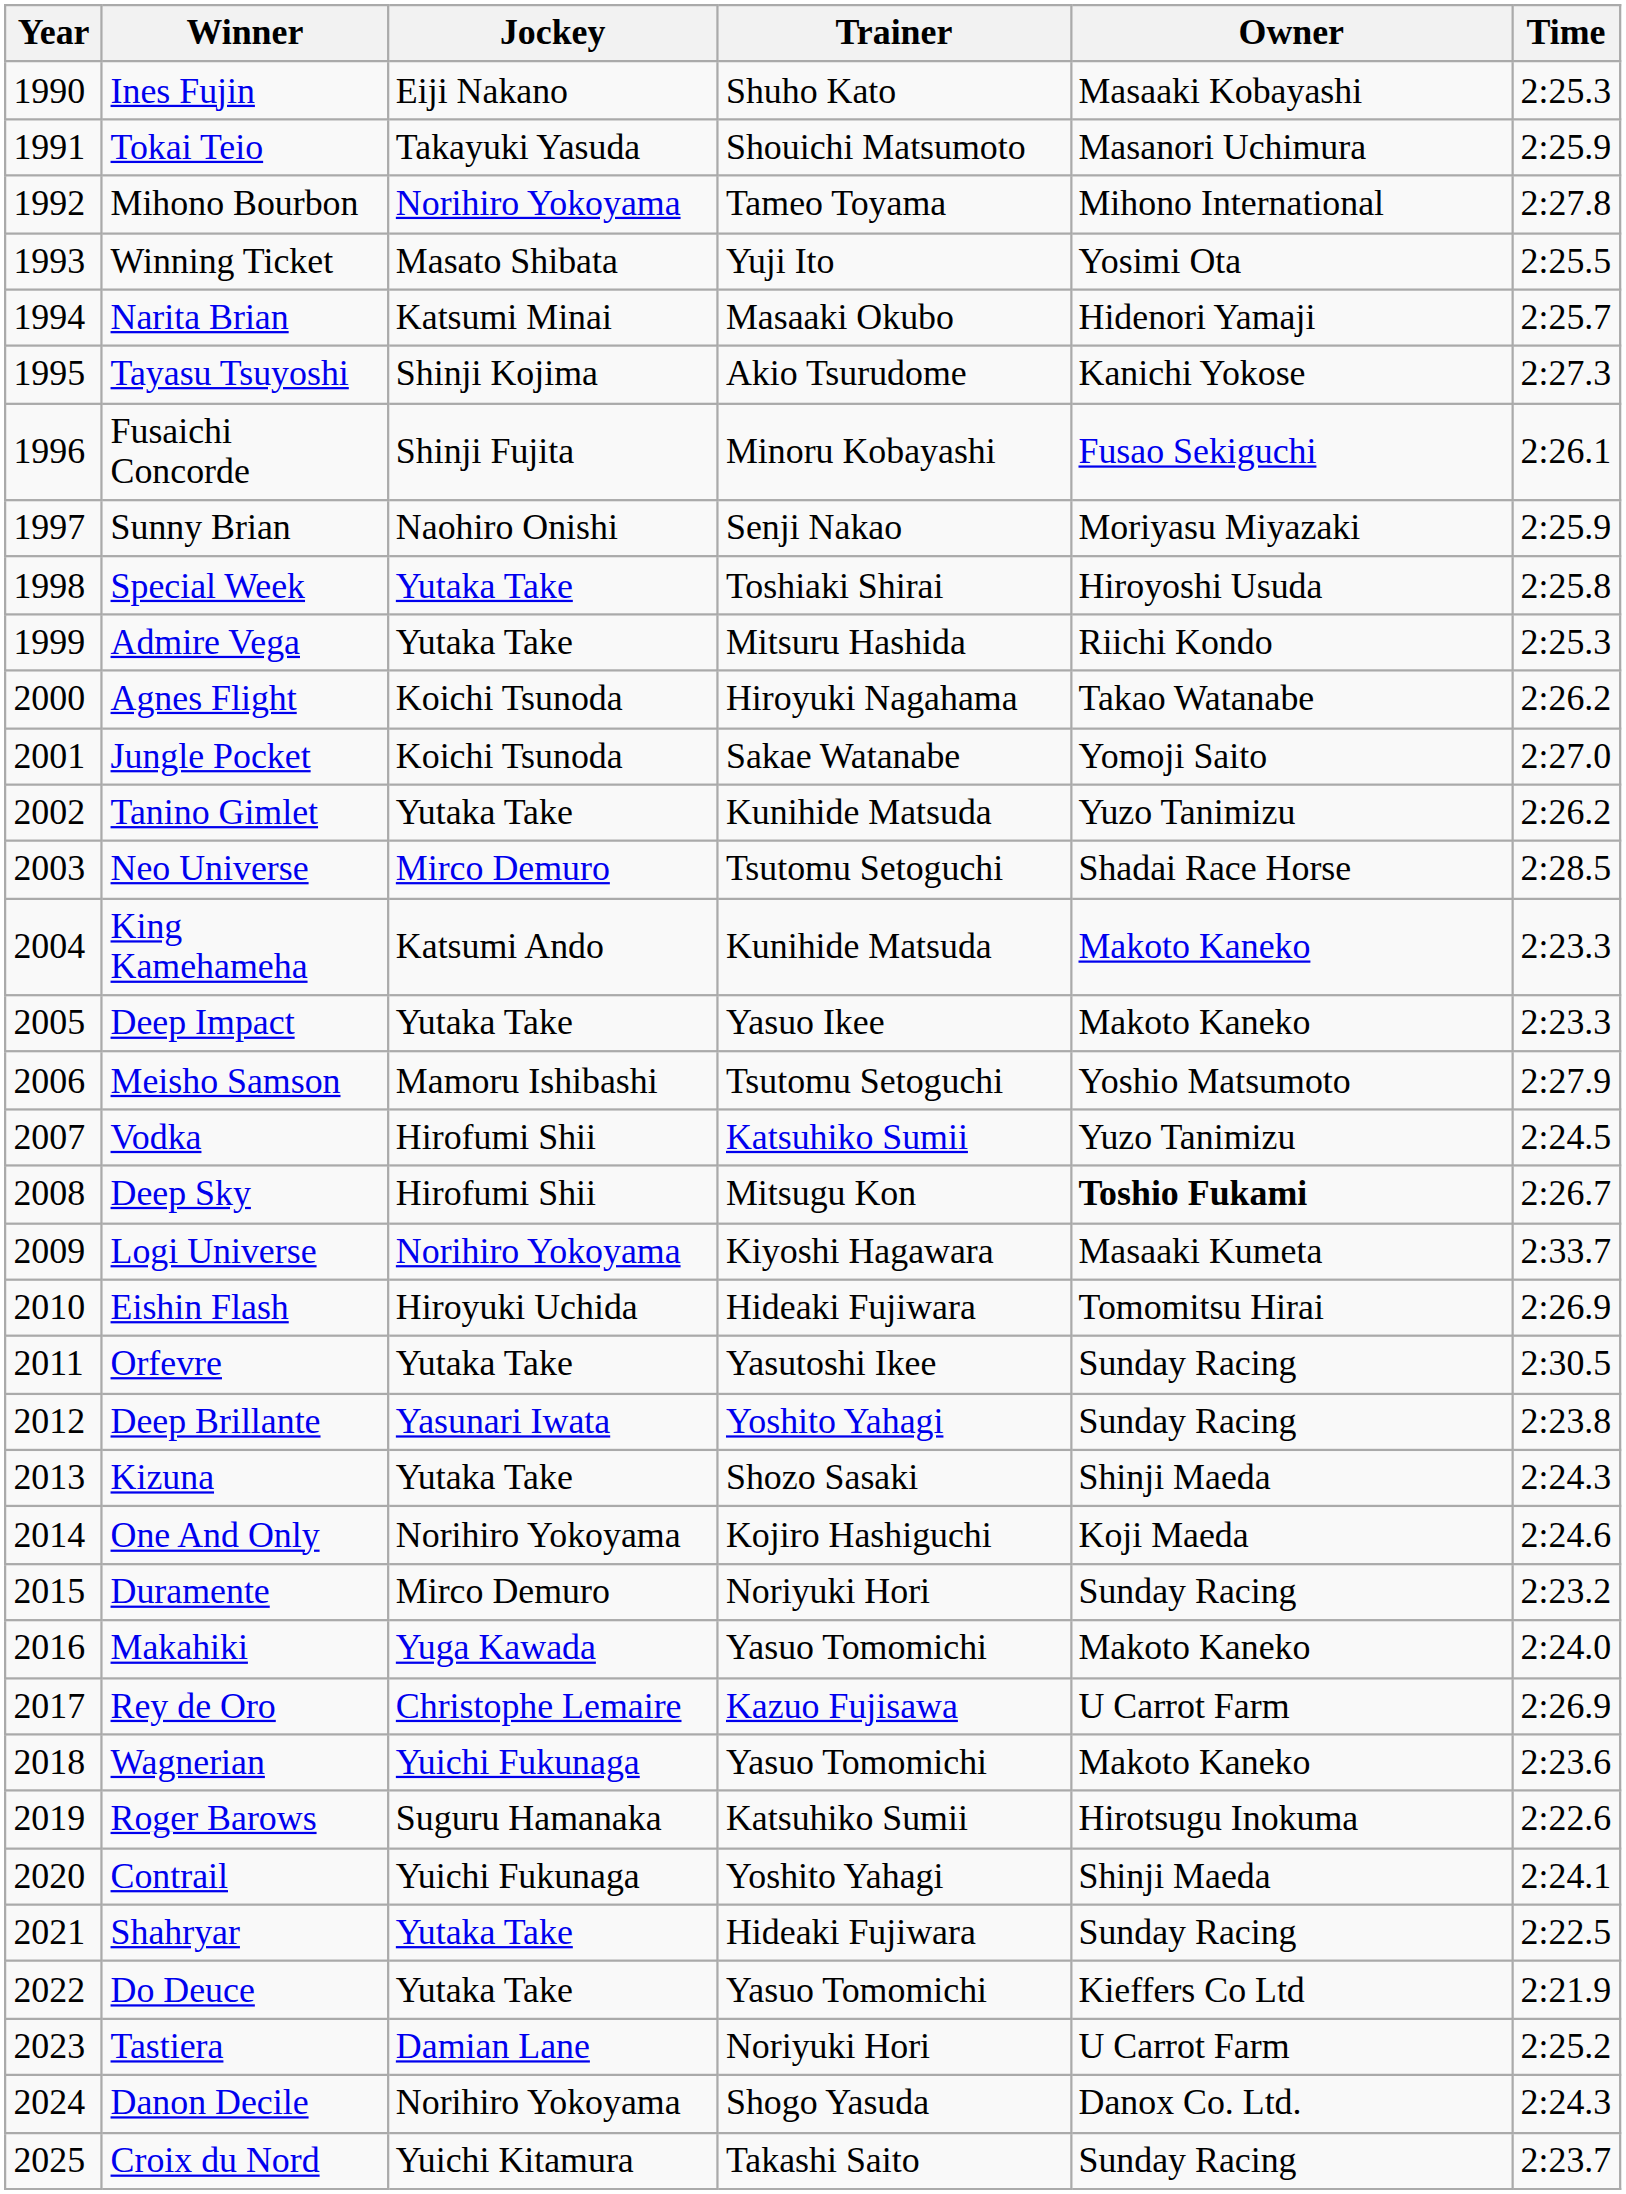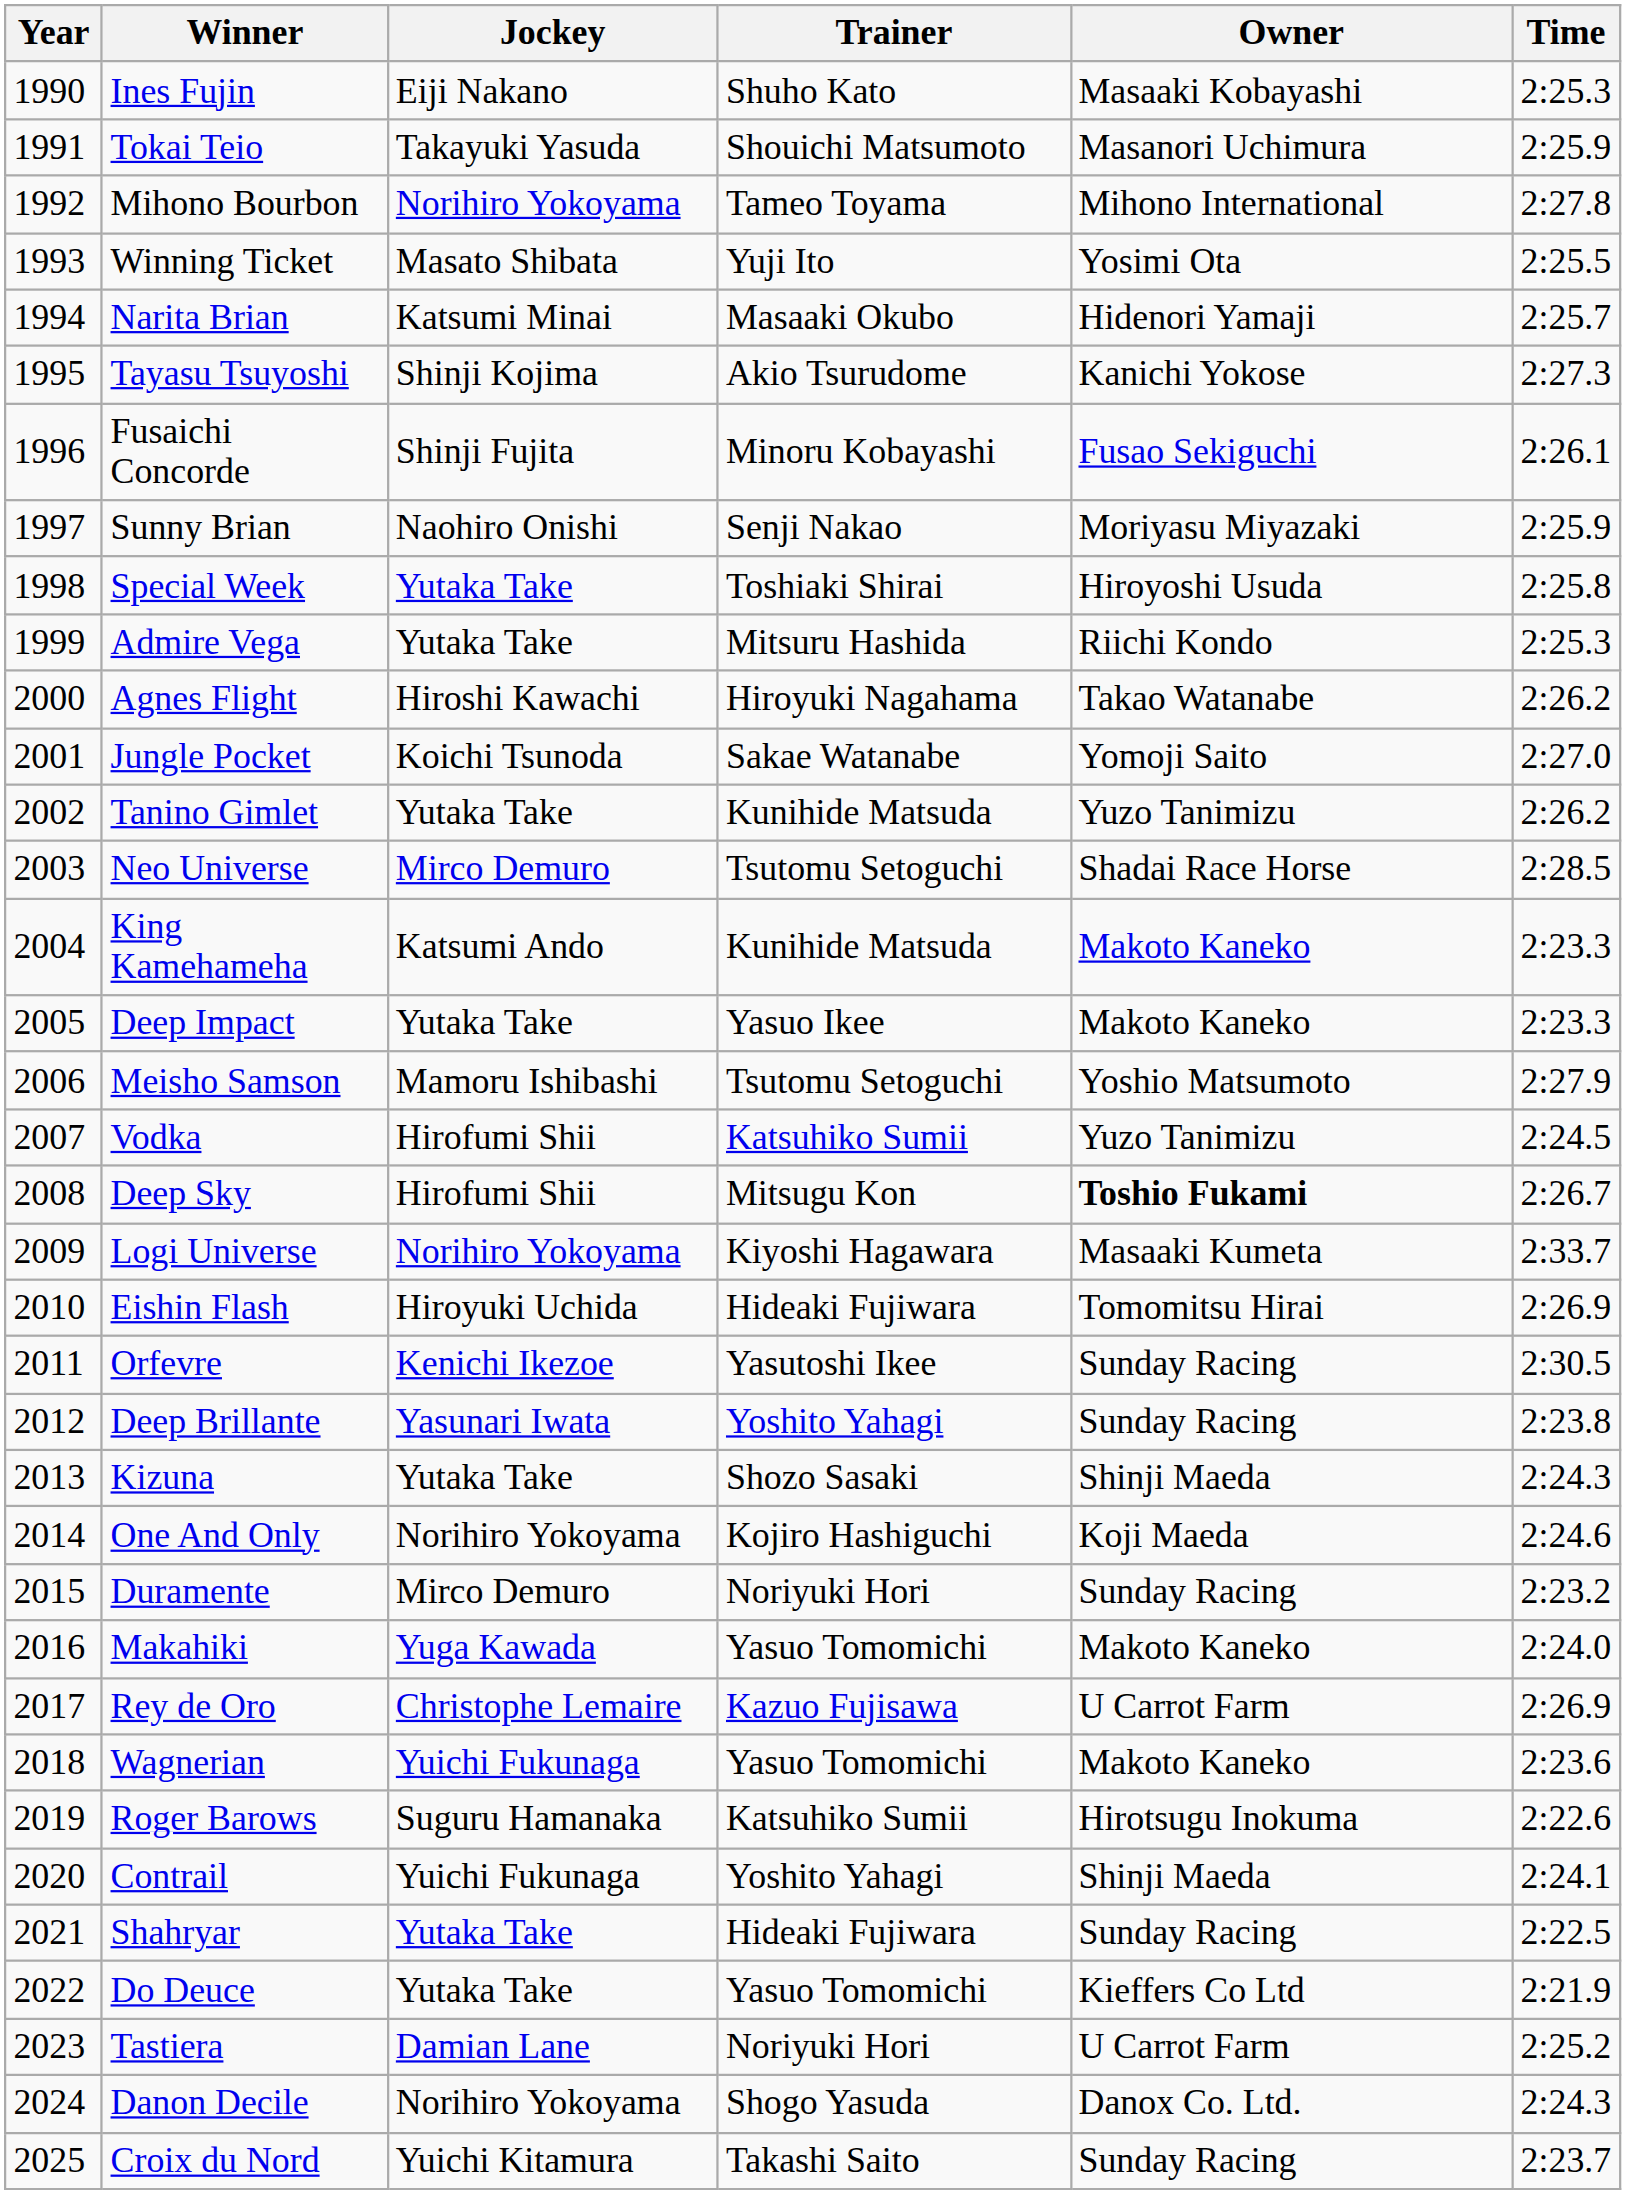(509, 698) Koichi Tsunoda -> (518, 698) Hiroshi Kawachi
(484, 1364) Yutaka Take -> (505, 1364) Kenichi Ikezoe
